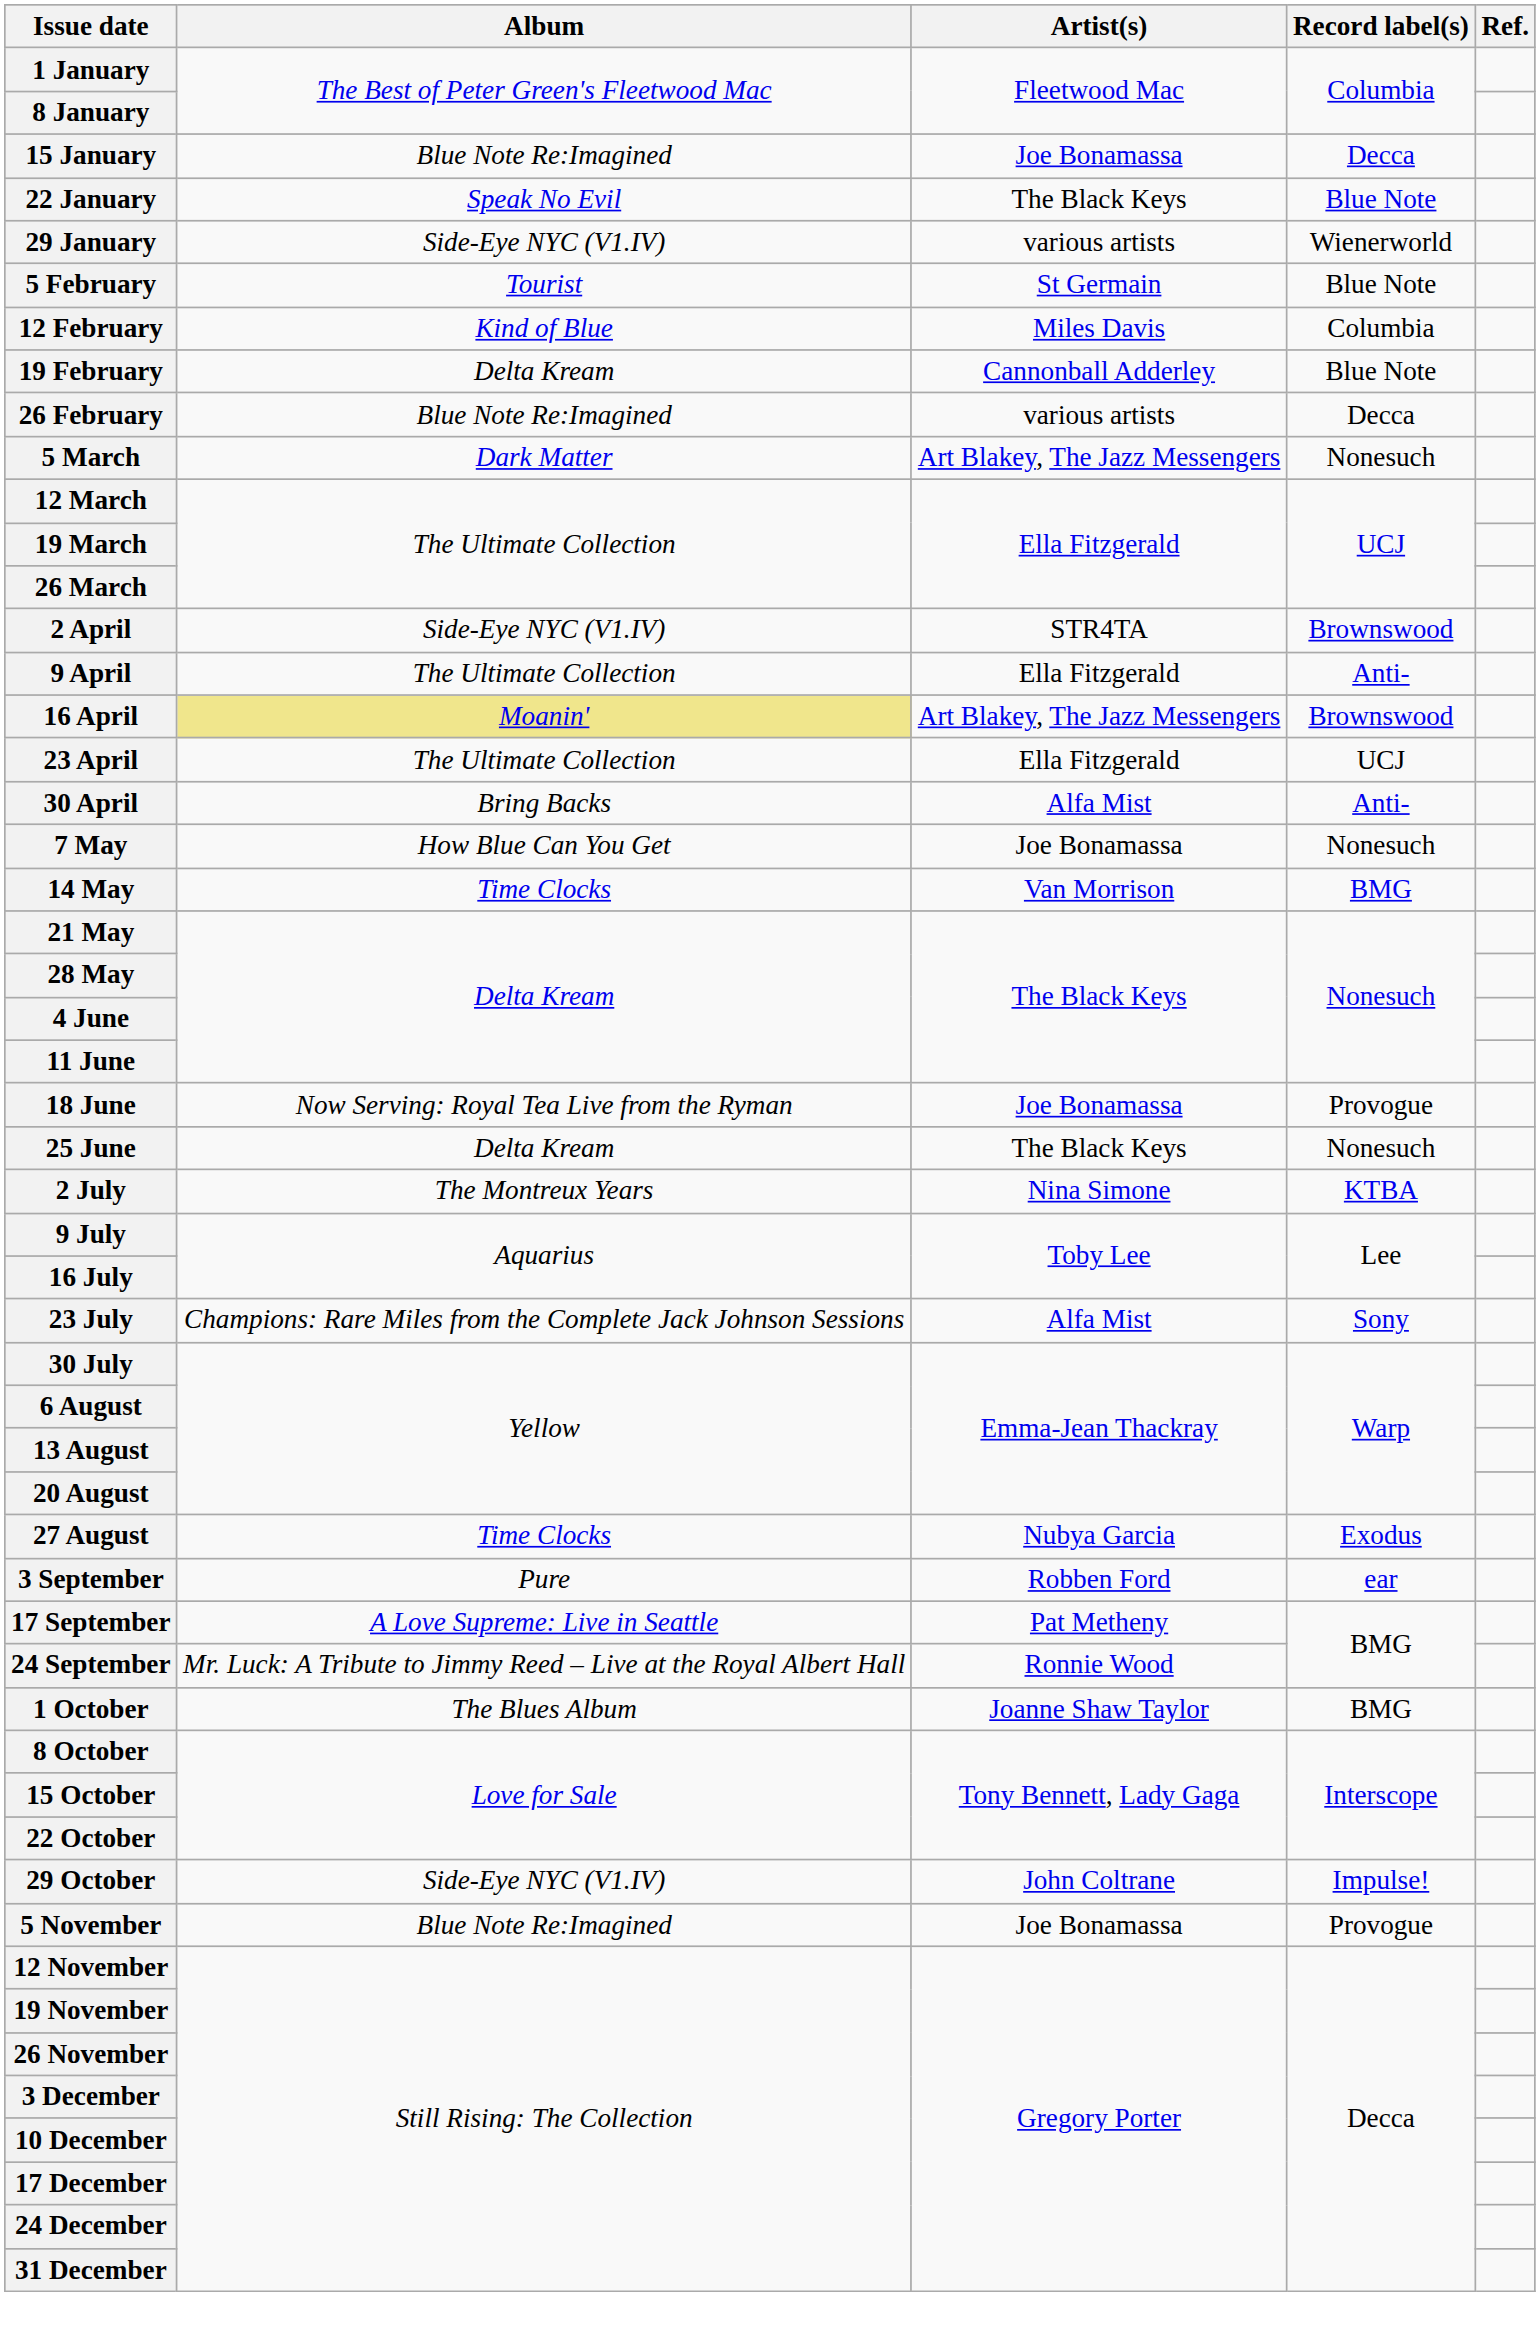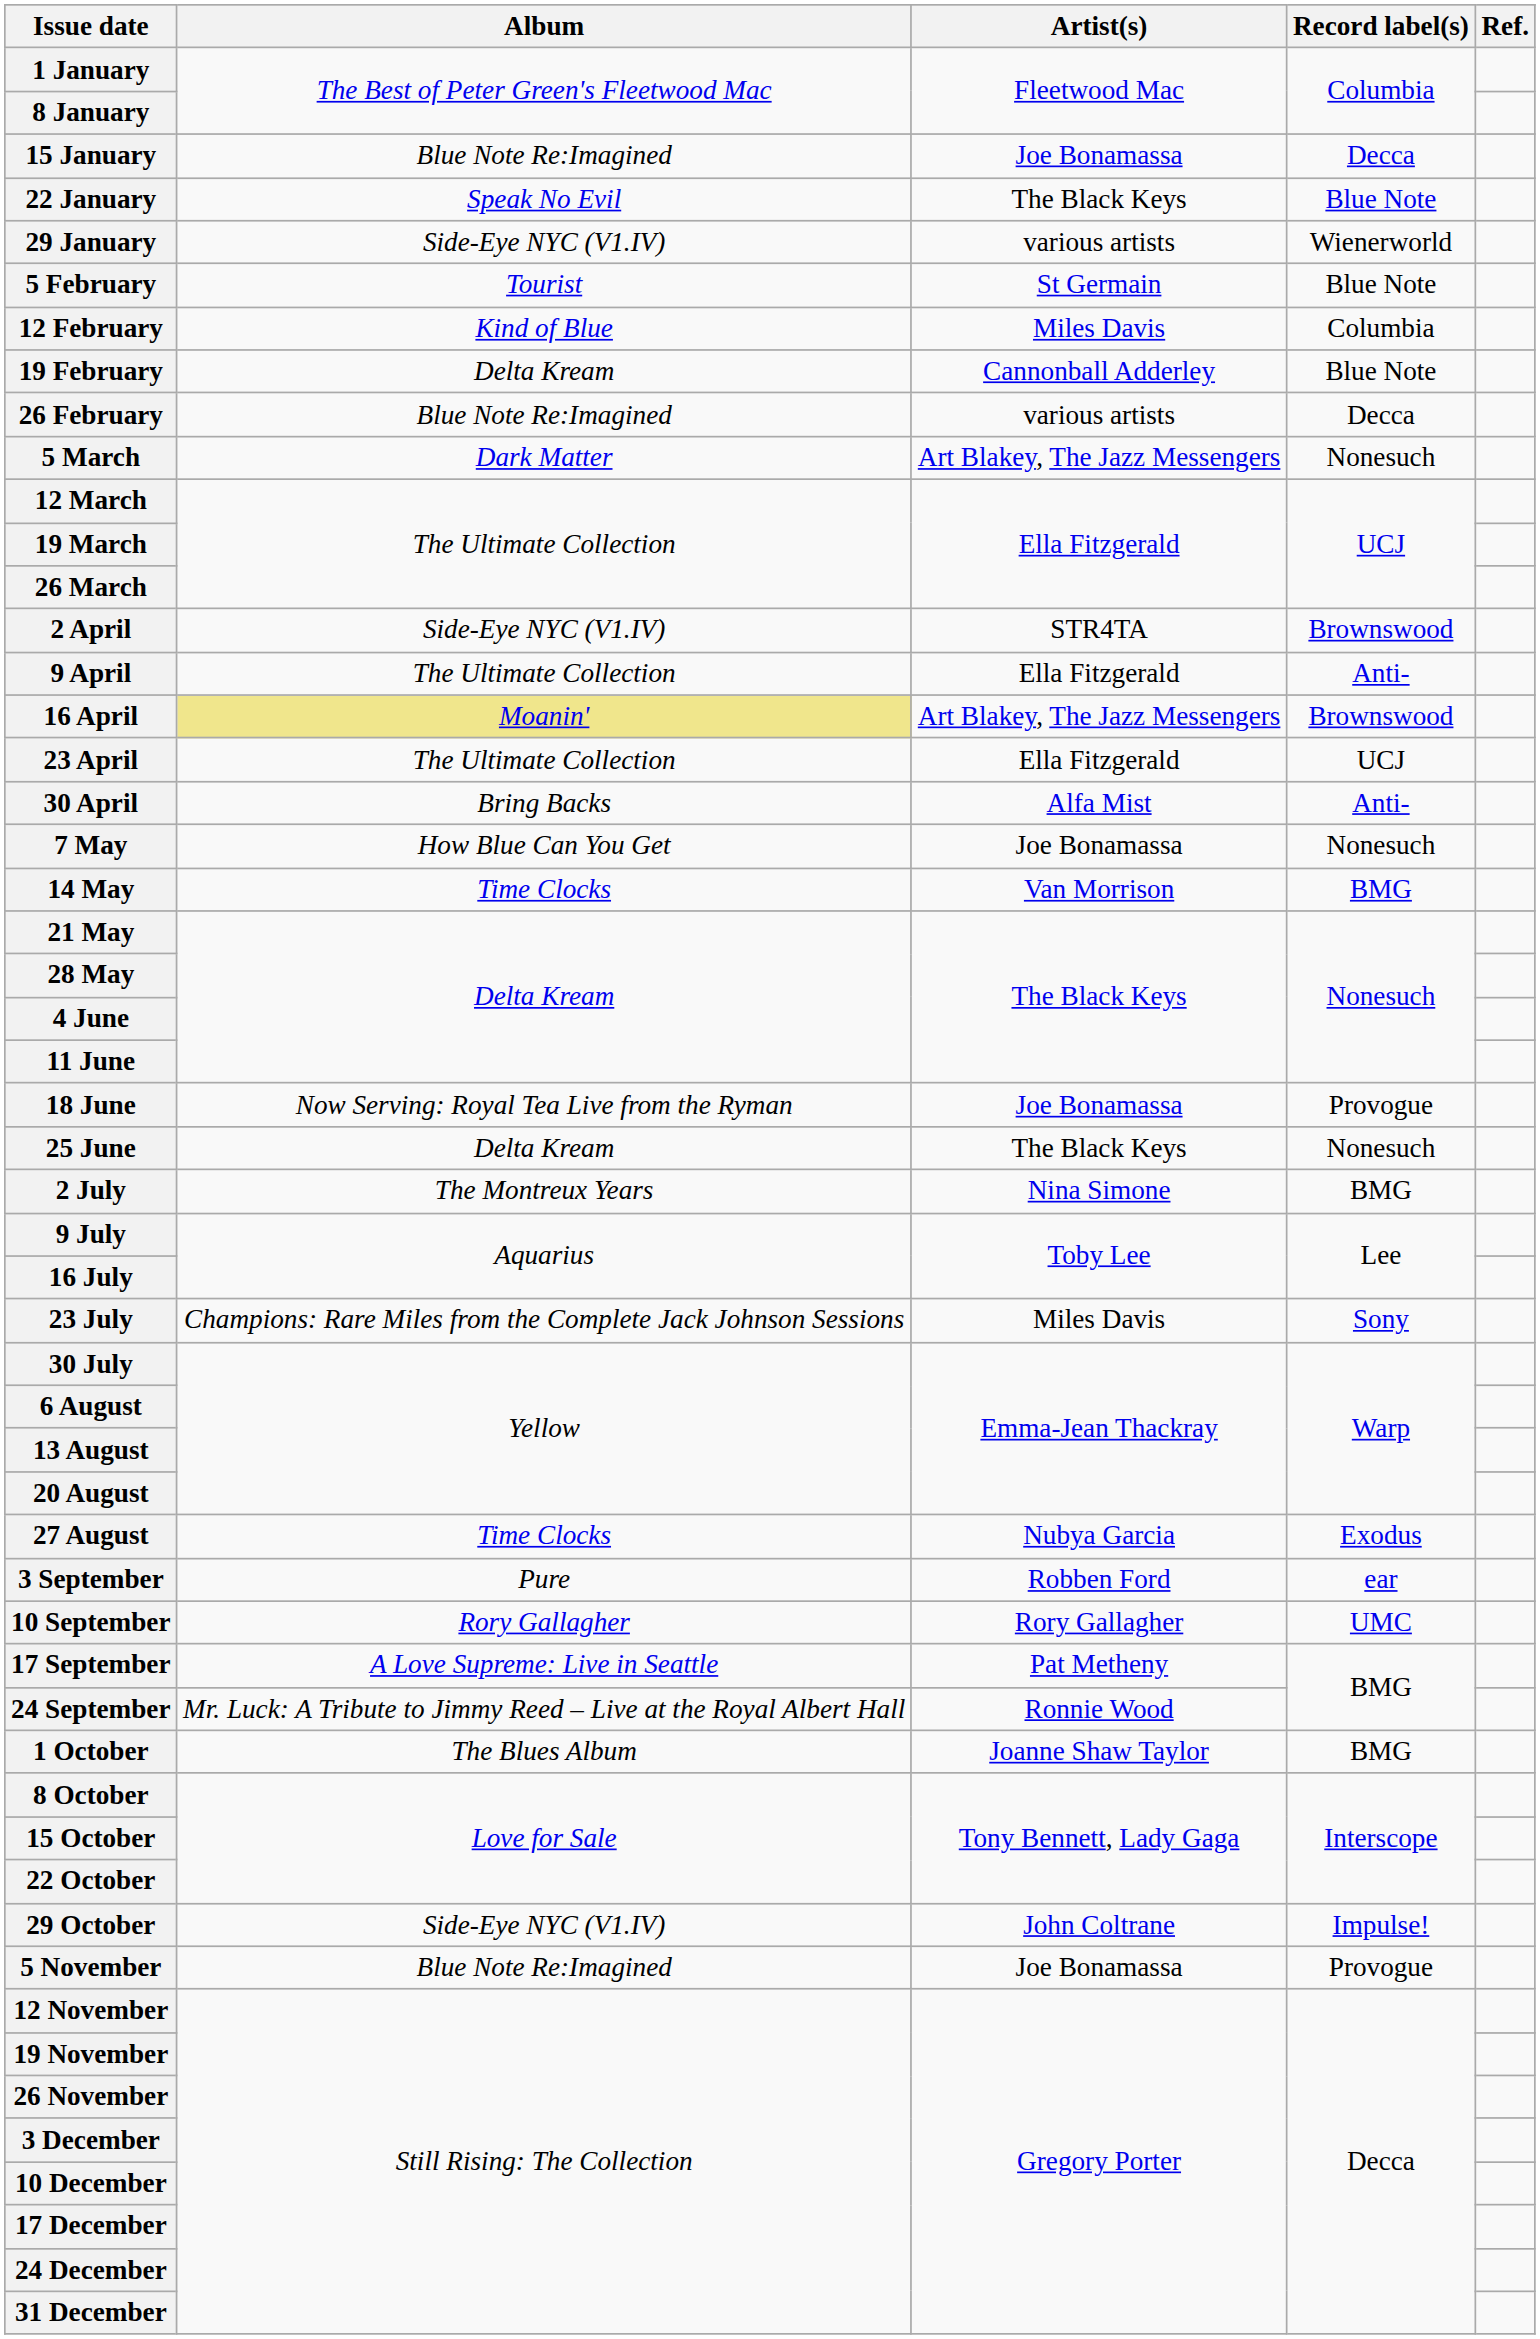(1381, 1190) KTBA -> (1381, 1190) BMG
(1099, 1320) Alfa Mist -> (1099, 1320) Miles Davis
+ row: (91, 1622)
